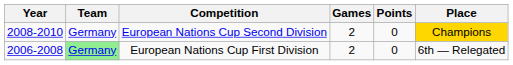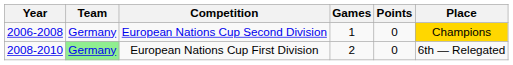(35, 32) 2008-2010 -> (35, 32) 2006-2008
(352, 32) 2 -> (352, 32) 1
(35, 50) 2006-2008 -> (35, 50) 2008-2010
